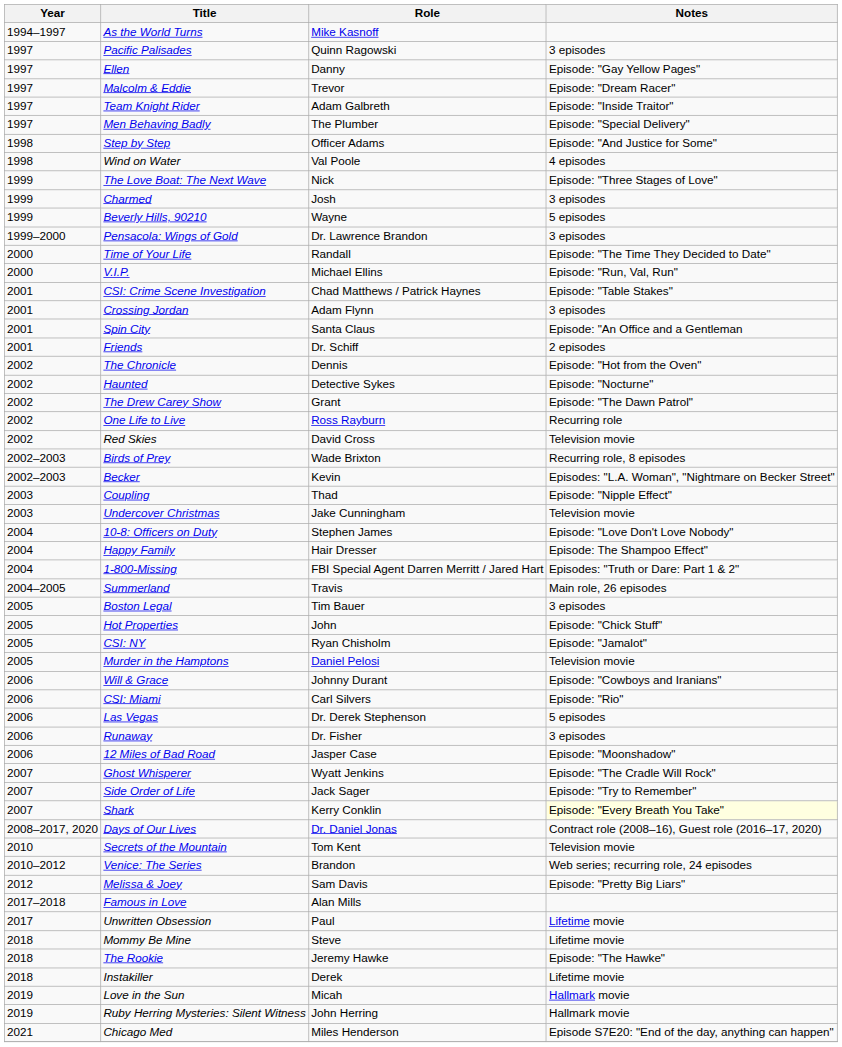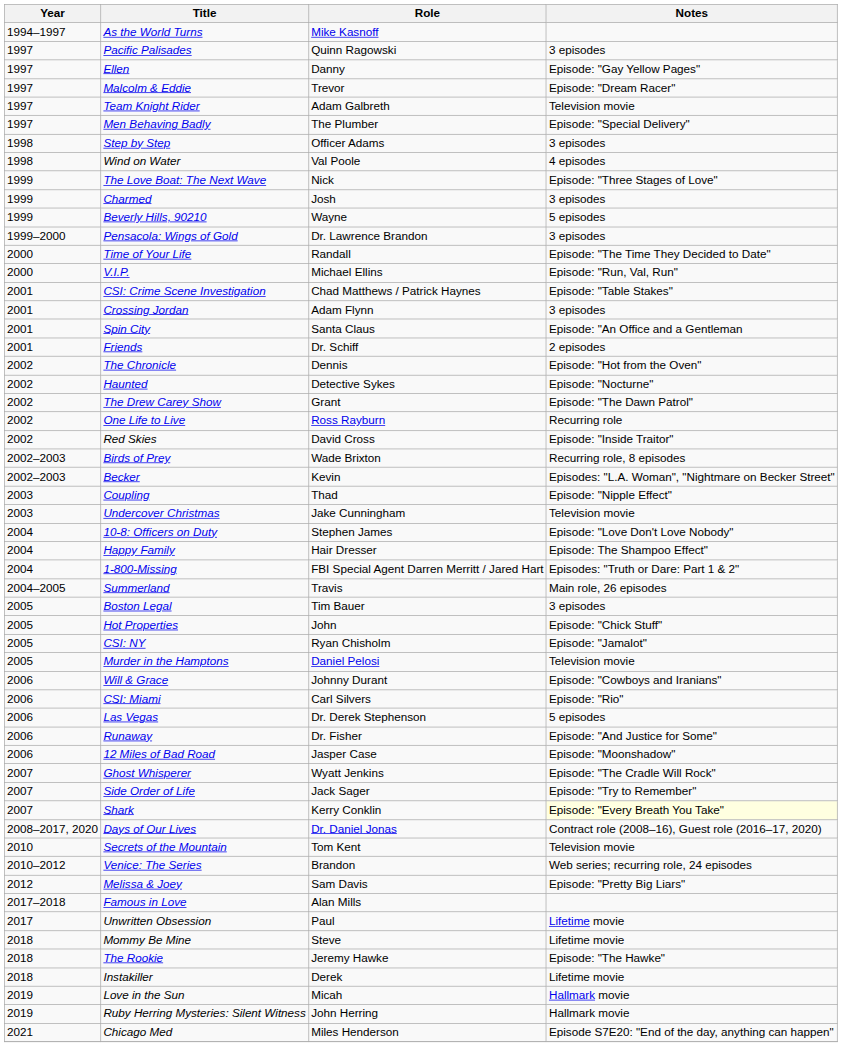(611, 106) Episode: "Inside Traitor" -> (592, 106) Television movie
(633, 143) Episode: "And Justice for Some" -> (577, 143) 3 episodes
(592, 439) Television movie -> (611, 439) Episode: "Inside Traitor"
(577, 736) 3 episodes -> (633, 736) Episode: "And Justice for Some"
